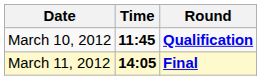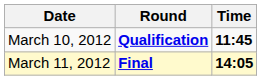columns swapped: (137, 16) <-> (208, 16)
